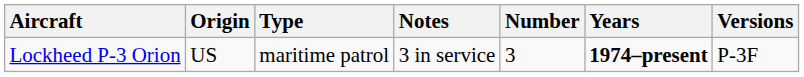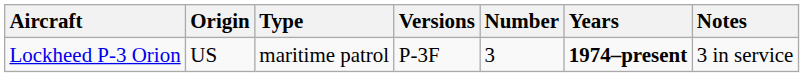columns swapped: (755, 21) <-> (424, 21)
